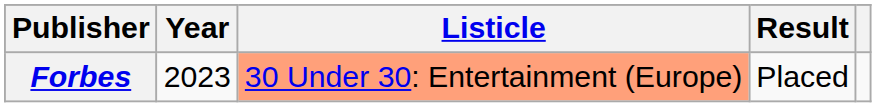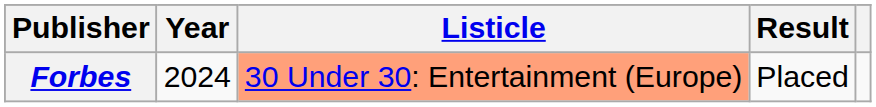(197, 76) 2023 -> (197, 76) 2024
